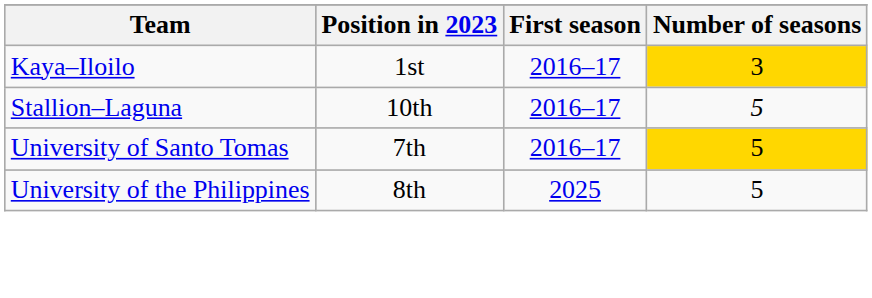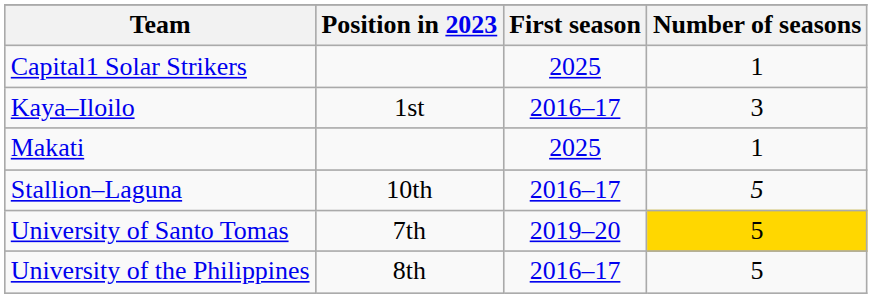+ row: (129, 66)
(757, 66) gold background -> (757, 107) no background
+ row: (47, 148)
(575, 148) 2016–17 -> (575, 230) 2019–20
(575, 189) 2025 -> (575, 271) 2016–17
